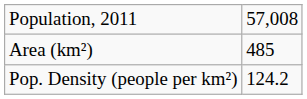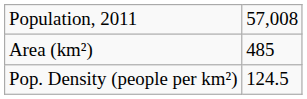(267, 79) 124.2 -> (267, 79) 124.5
